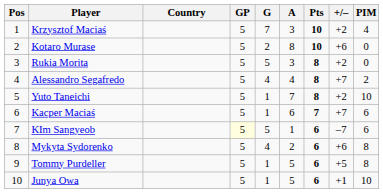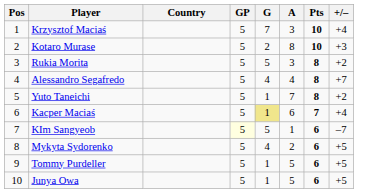- column: (366, 12)
(341, 29) +2 -> (341, 29) +4
(341, 46) +6 -> (341, 46) +3
(267, 113) no background -> (267, 113) khaki background
(341, 113) +7 -> (341, 113) +4
(341, 146) +6 -> (341, 146) +5
(341, 180) +1 -> (341, 180) +5
